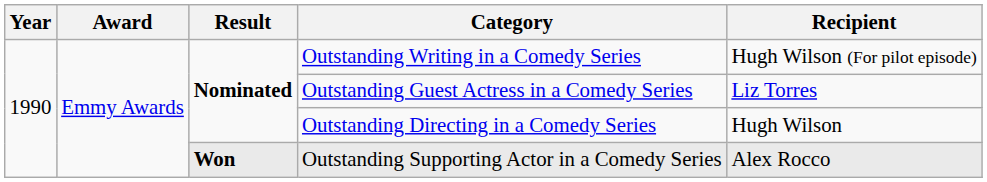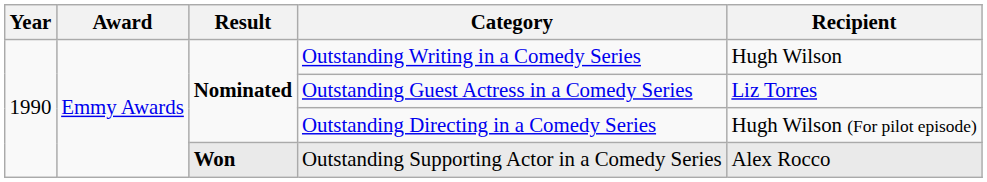(854, 56) Hugh Wilson (For pilot episode) -> (787, 56) Hugh Wilson
(787, 125) Hugh Wilson -> (854, 125) Hugh Wilson (For pilot episode)
